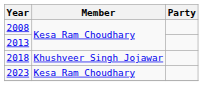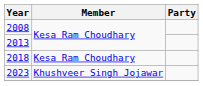(98, 58) Khushveer Singh Jojawar -> (84, 58) Kesa Ram Choudhary
(84, 73) Kesa Ram Choudhary -> (98, 73) Khushveer Singh Jojawar
